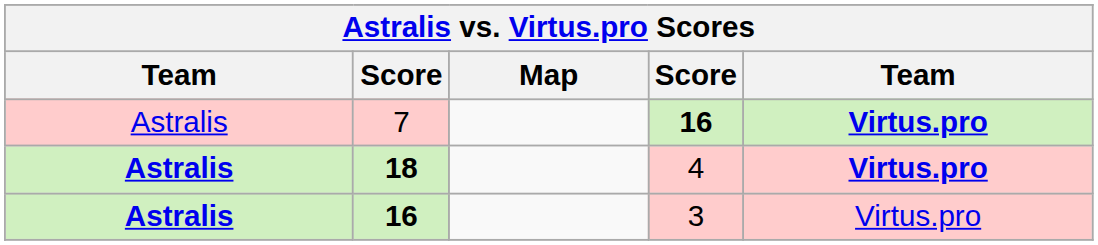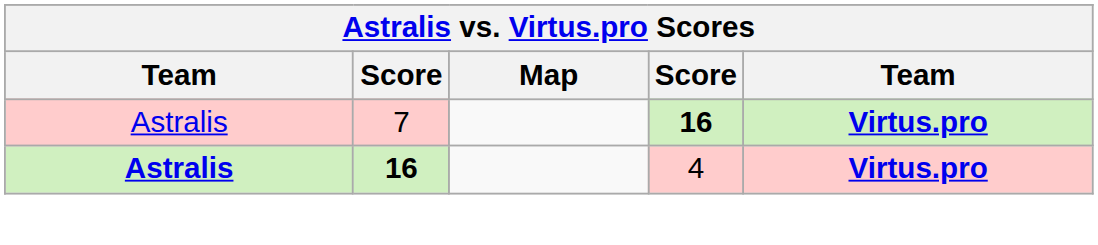(401, 168) 18 -> (401, 168) 16
- row: (696, 215)
